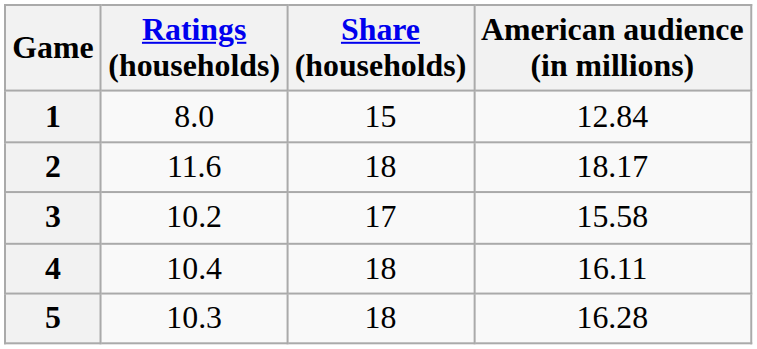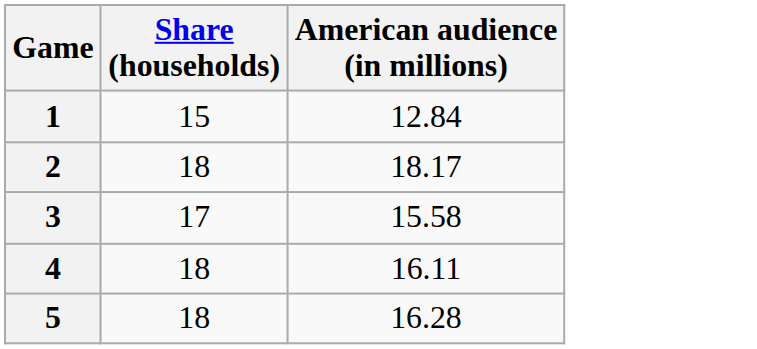- column: (194, 47)
